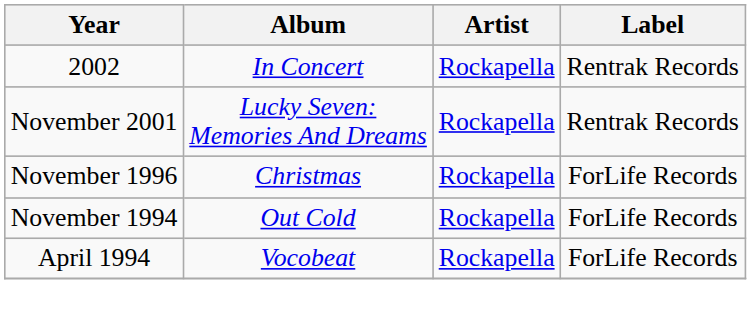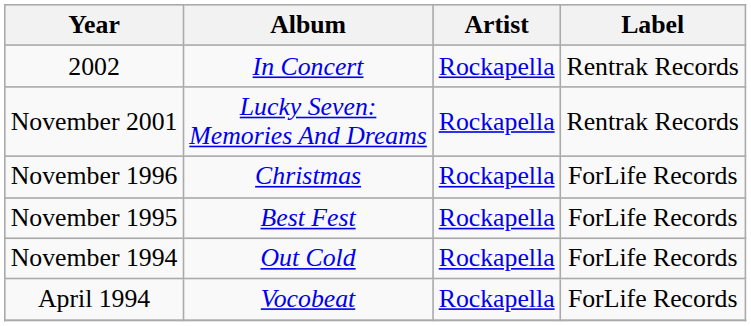+ row: (94, 217)
